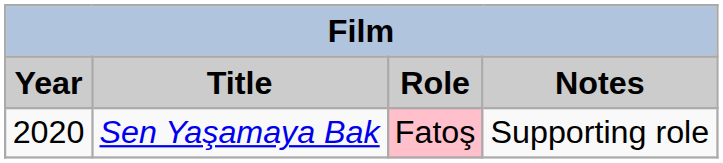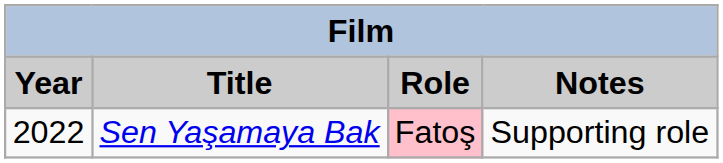(49, 133) 2020 -> (49, 133) 2022
